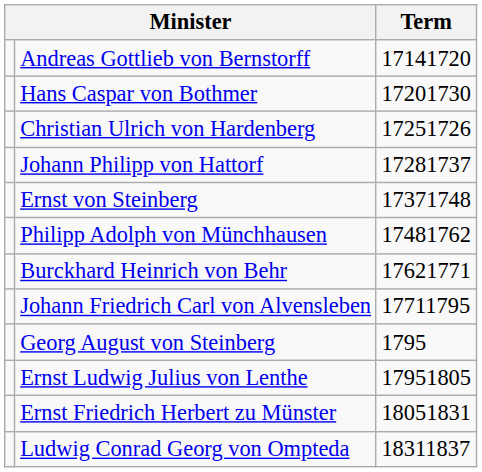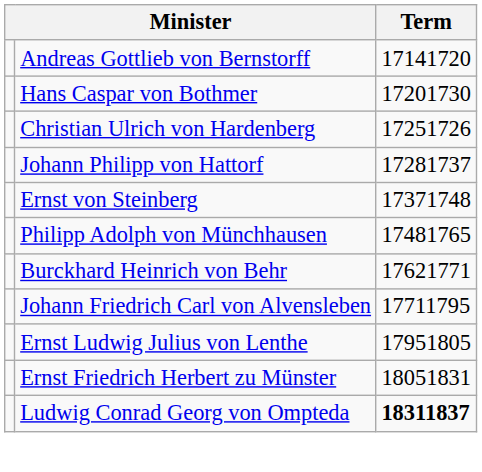(426, 235) 17481762 -> (426, 235) 17481765
- row: (148, 341)
(426, 448) normal -> (426, 413) bold
